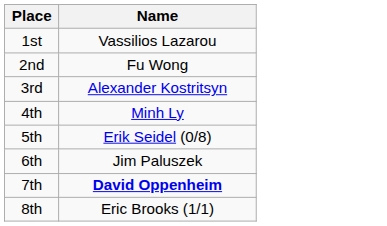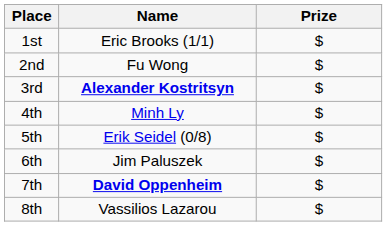+ column: (319, 16)
(157, 40) Vassilios Lazarou -> (157, 40) Eric Brooks (1/1)
(157, 88) normal -> (157, 88) bold
(157, 209) Eric Brooks (1/1) -> (157, 209) Vassilios Lazarou
